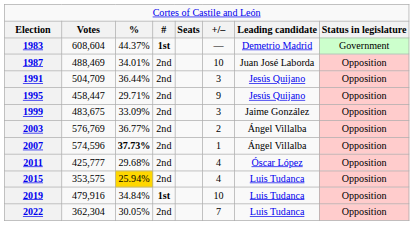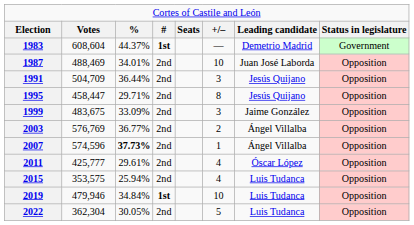(218, 96) 9 -> (218, 96) 8
(134, 162) 29.68% -> (134, 162) 29.61%
(134, 179) gold background -> (134, 179) no background
(88, 196) 479,916 -> (88, 196) 479,946
(218, 212) 7 -> (218, 212) 5
